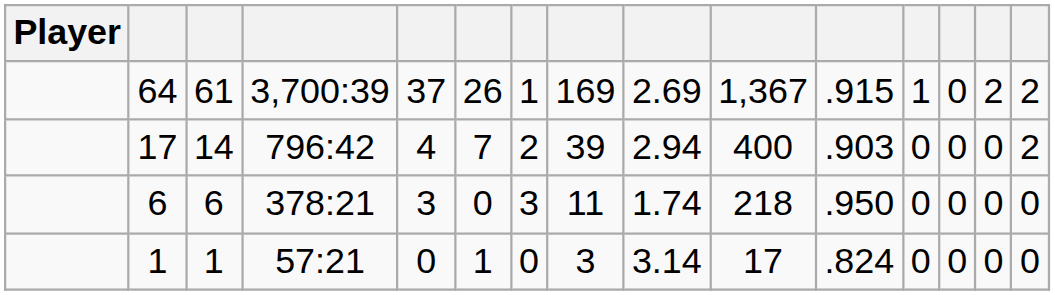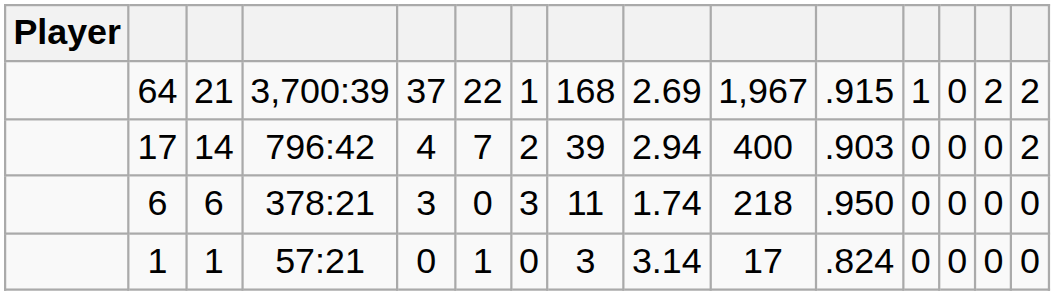(214, 89) 61 -> (214, 89) 21
(483, 89) 26 -> (483, 89) 22
(585, 89) 169 -> (585, 89) 168
(763, 89) 1,367 -> (763, 89) 1,967
